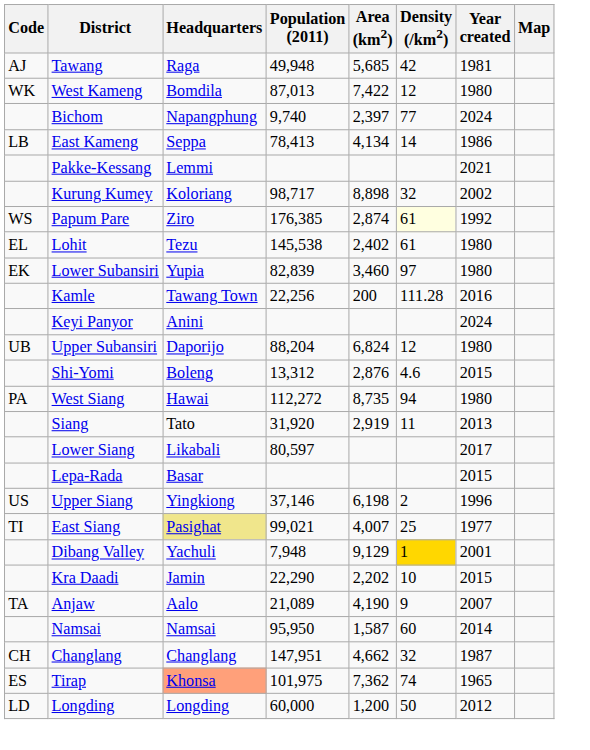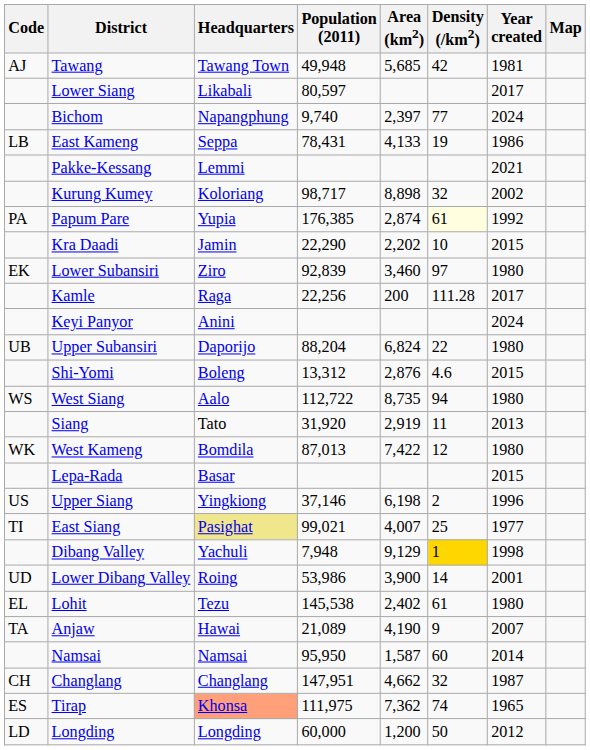(183, 65) Raga -> (243, 65) Tawang Town
rows swapped: (97, 91) <-> (93, 449)
(292, 142) 78,413 -> (324, 142) 78,431
(371, 142) 4,134 -> (402, 142) 4,133
(408, 142) 14 -> (440, 142) 19
(20, 219) WS -> (18, 219) PA
(180, 219) Ziro -> (217, 219) Yupia
rows swapped: (85, 578) <-> (69, 244)
(185, 270) Yupia -> (212, 270) Ziro
(292, 270) 82,839 -> (324, 270) 92,839
(212, 296) Tawang Town -> (214, 296) Raga
(476, 296) 2016 -> (507, 296) 2017
(408, 347) 12 -> (440, 347) 22
(18, 398) PA -> (20, 398) WS
(187, 398) Hawai -> (214, 398) Aalo
(296, 398) 112,272 -> (327, 398) 112,722
(476, 552) 2001 -> (507, 552) 1998
+ row: (121, 578)
(182, 603) Aalo -> (219, 629) Hawai
(296, 680) 101,975 -> (327, 706) 111,975
